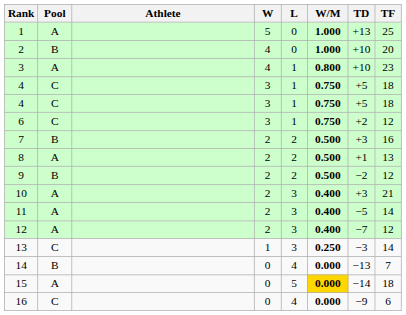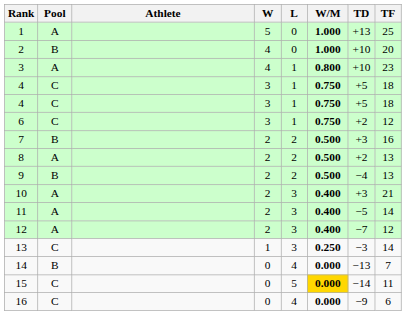(361, 157) +1 -> (361, 157) +2
(361, 175) −2 -> (361, 175) −4
(388, 175) 12 -> (388, 175) 13
(55, 283) A -> (55, 283) C
(388, 283) 18 -> (388, 283) 11
